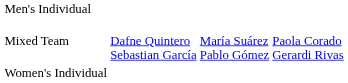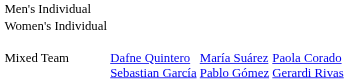rows swapped: (56, 72) <-> (37, 40)
